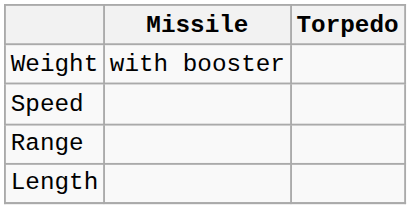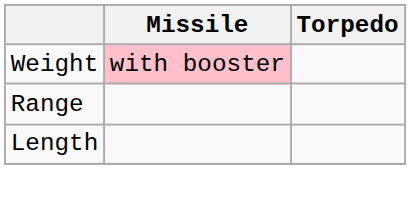(197, 64) no background -> (197, 64) pink background
- row: (47, 104)
